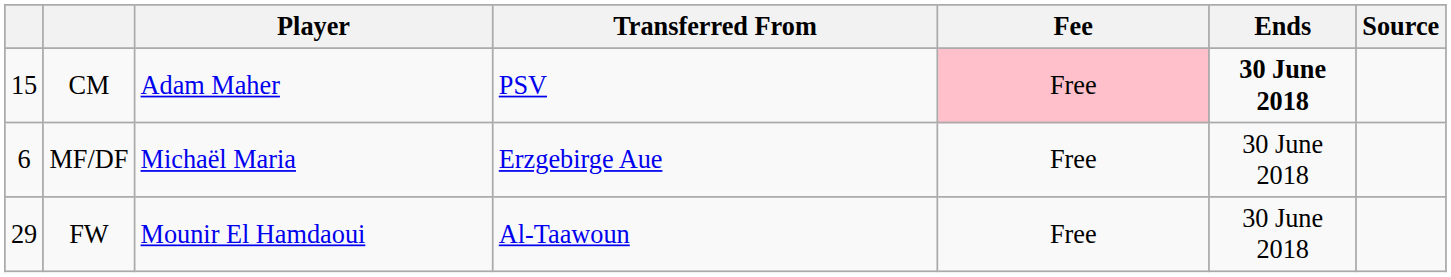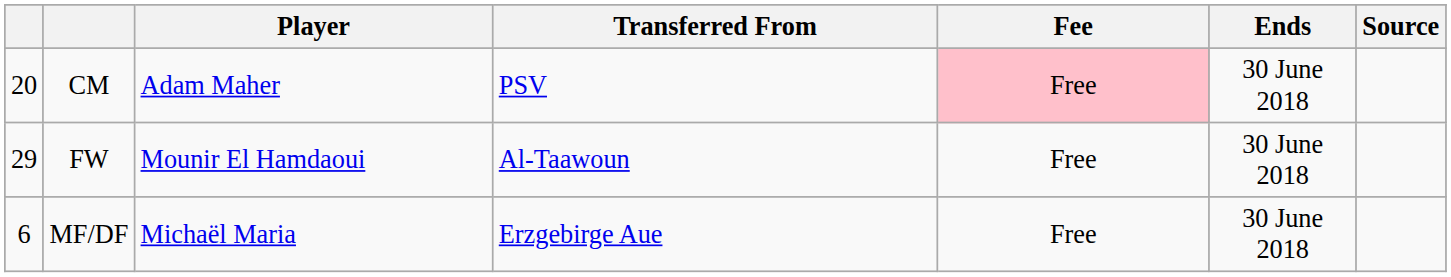(24, 85) 15 -> (24, 85) 20
(1283, 85) bold -> (1283, 85) normal
rows swapped: (89, 234) <-> (89, 159)
